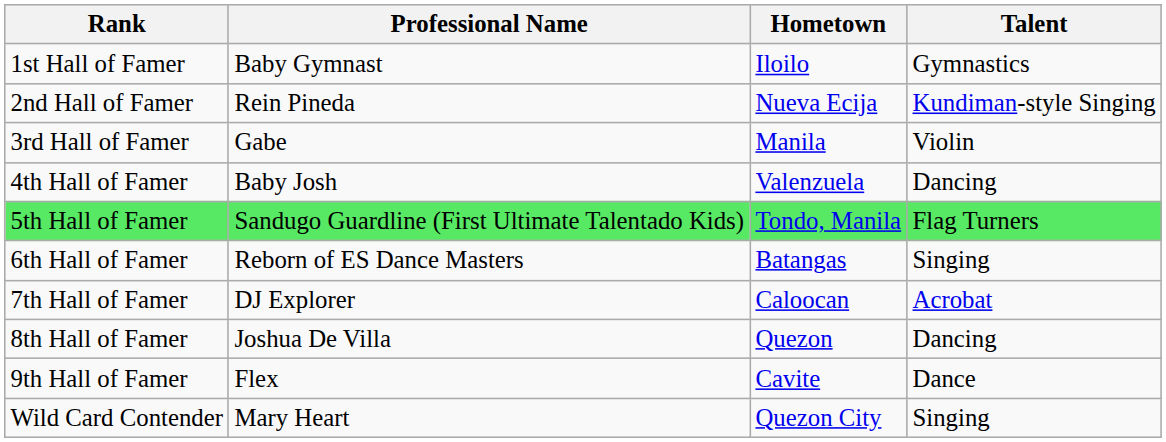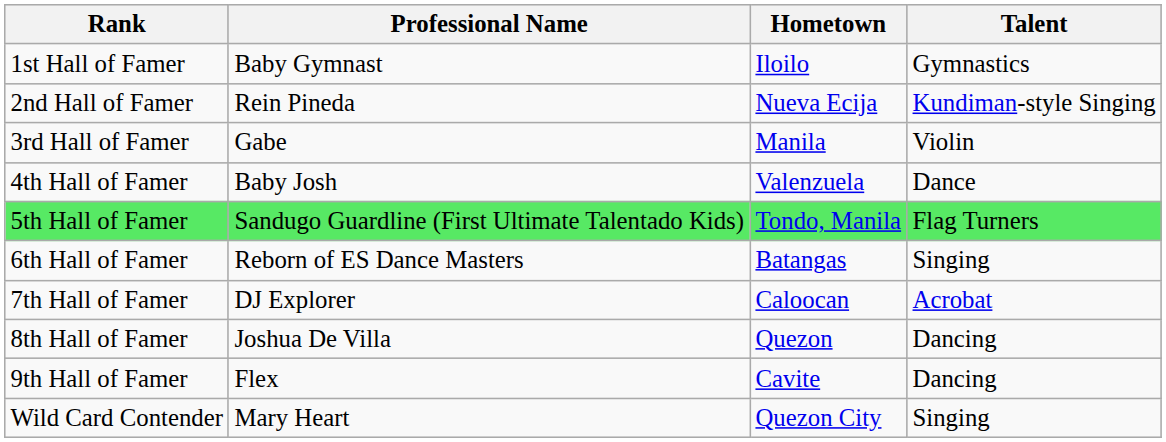(955, 181) Dancing -> (944, 181) Dance
(944, 378) Dance -> (955, 378) Dancing
